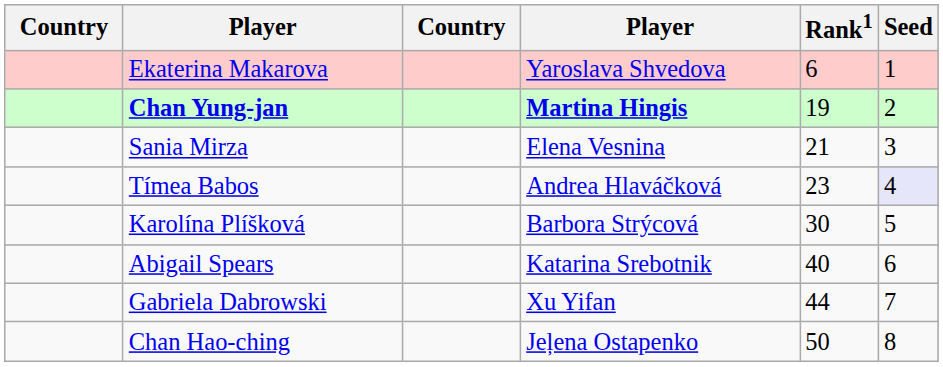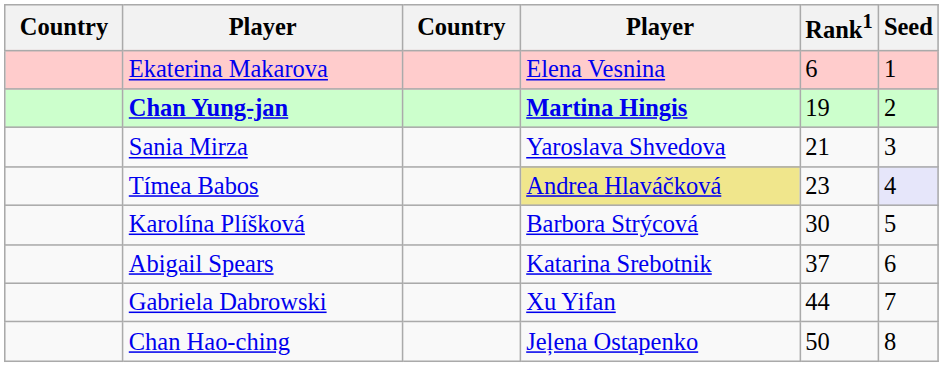(626, 69) Yaroslava Shvedova -> (596, 69) Elena Vesnina
(596, 147) Elena Vesnina -> (626, 147) Yaroslava Shvedova
(624, 185) no background -> (624, 185) khaki background
(817, 263) 40 -> (817, 263) 37
